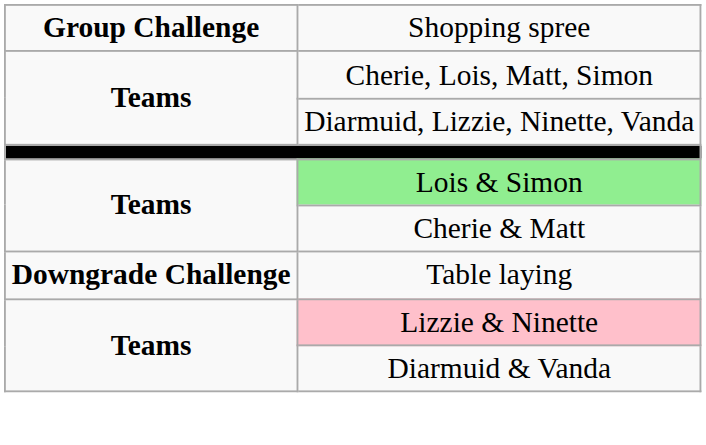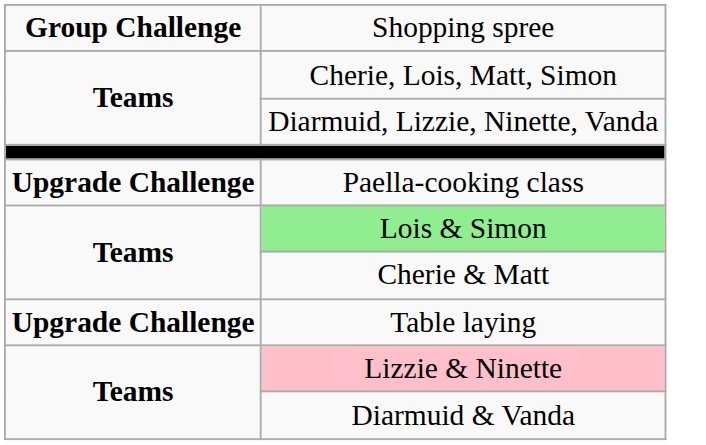+ row: (463, 181)
(151, 274) Downgrade Challenge -> (133, 321) Upgrade Challenge
